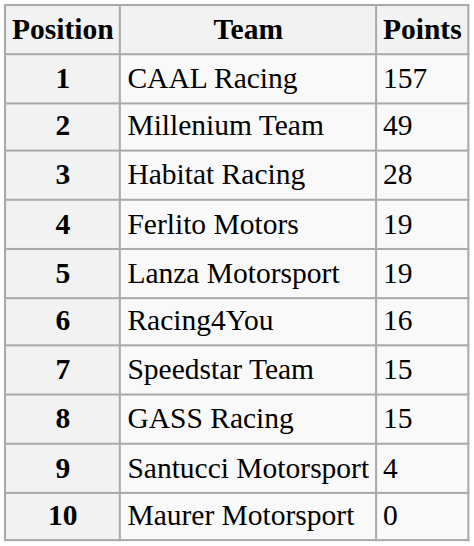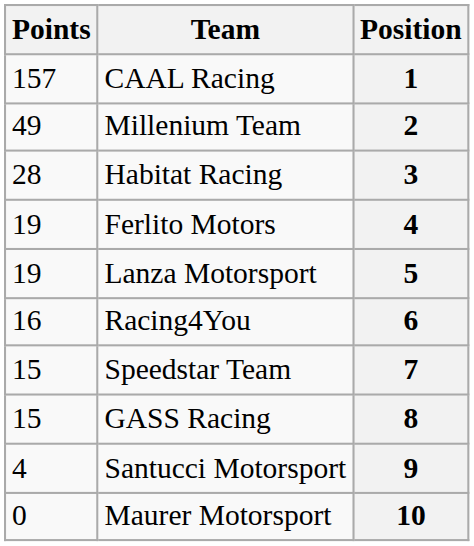columns swapped: (63, 29) <-> (422, 29)
